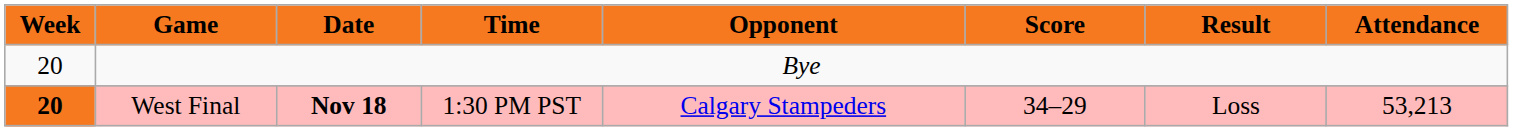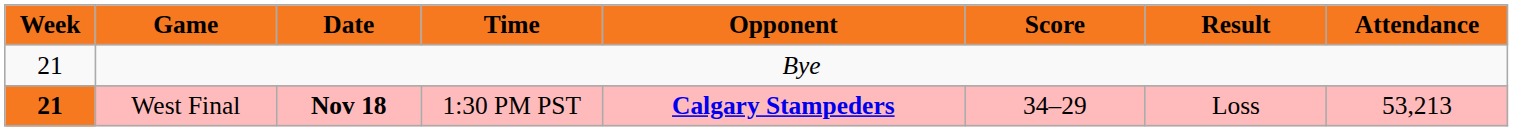(50, 65) 20 -> (50, 65) 21
(50, 105) 20 -> (50, 105) 21
(783, 105) normal -> (783, 105) bold
